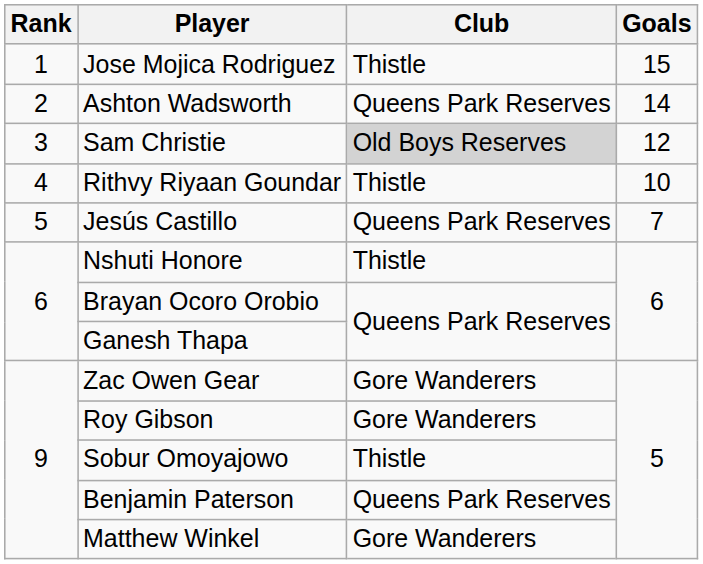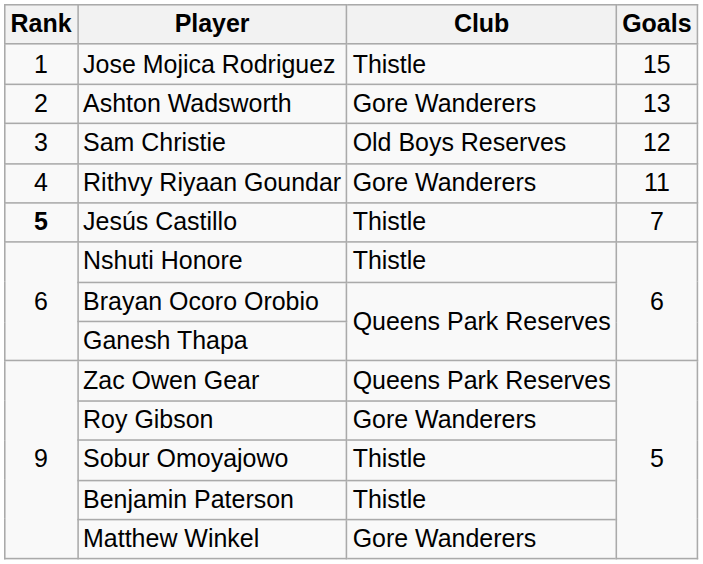(482, 103) Queens Park Reserves -> (444, 103) Gore Wanderers
(657, 103) 14 -> (657, 103) 13
(459, 143) lightgrey background -> (459, 143) no background
(389, 182) Thistle -> (444, 182) Gore Wanderers
(657, 182) 10 -> (657, 182) 11
(41, 222) normal -> (41, 222) bold
(482, 222) Queens Park Reserves -> (389, 222) Thistle
(444, 380) Gore Wanderers -> (482, 380) Queens Park Reserves
(482, 499) Queens Park Reserves -> (389, 499) Thistle
